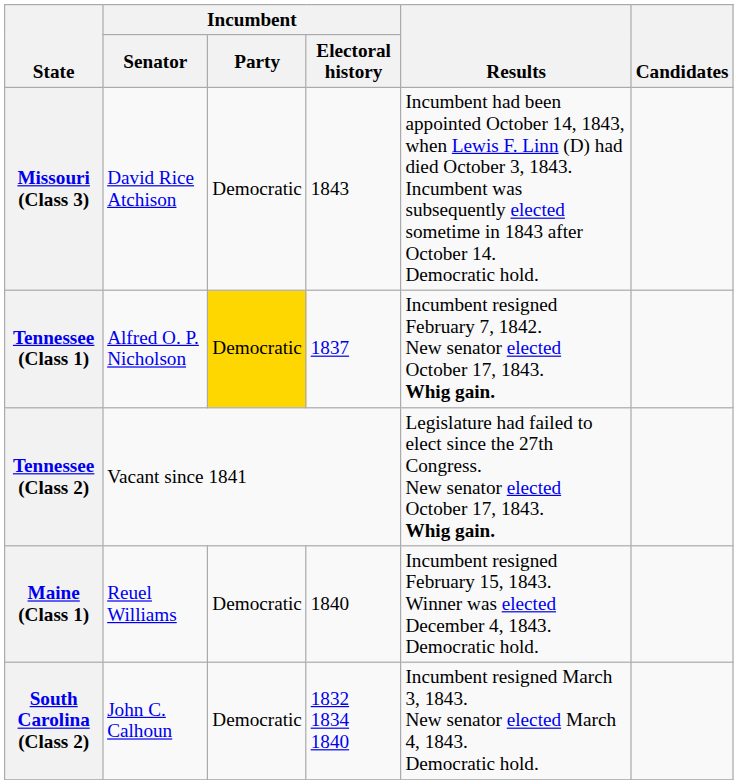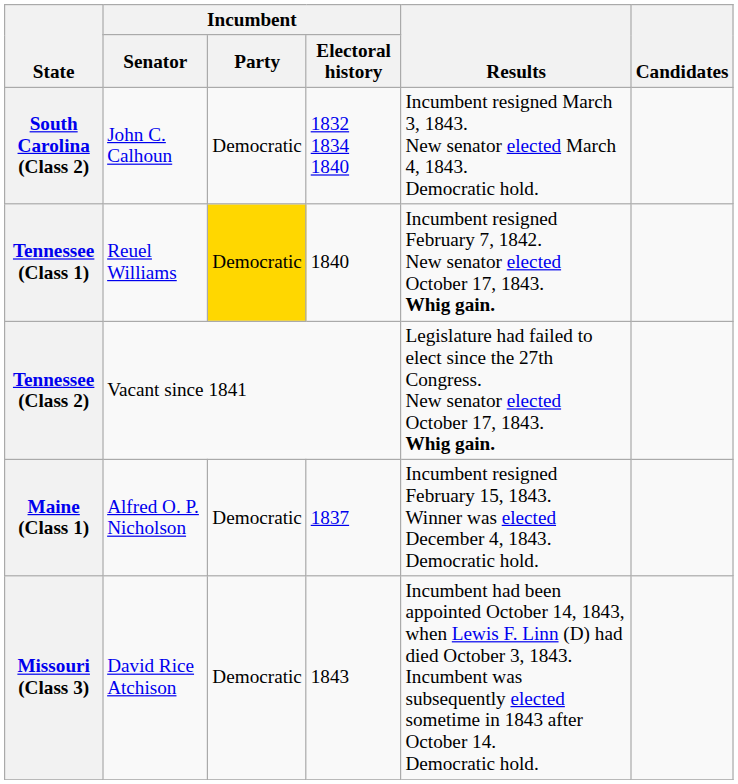rows swapped: (54, 720) <-> (54, 188)
(153, 348) Alfred O. P. Nicholson -> (142, 262) Reuel Williams
(330, 348) 1837 -> (330, 262) 1840
(142, 603) Reuel Williams -> (153, 517) Alfred O. P. Nicholson
(330, 603) 1840 -> (330, 517) 1837
